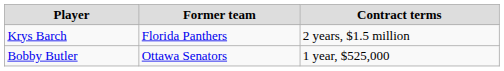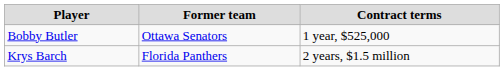rows swapped: (37, 35) <-> (42, 55)
